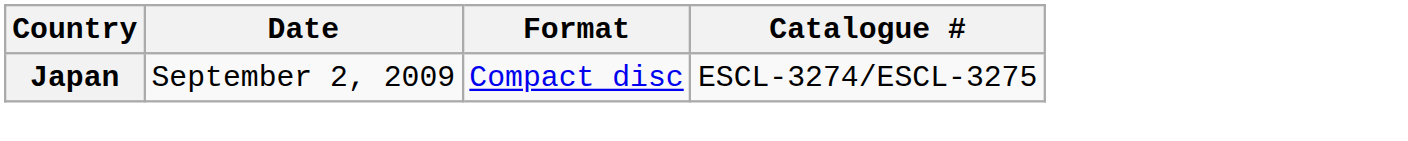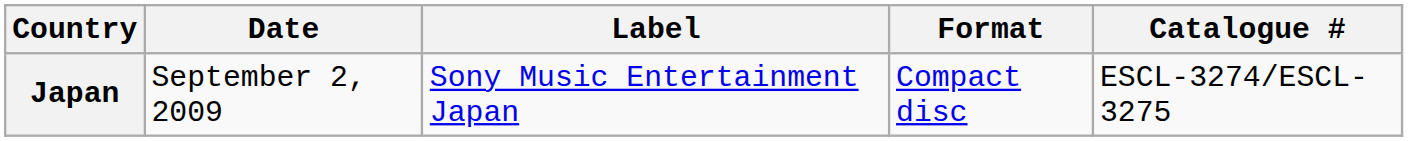+ column: (656, 29)
